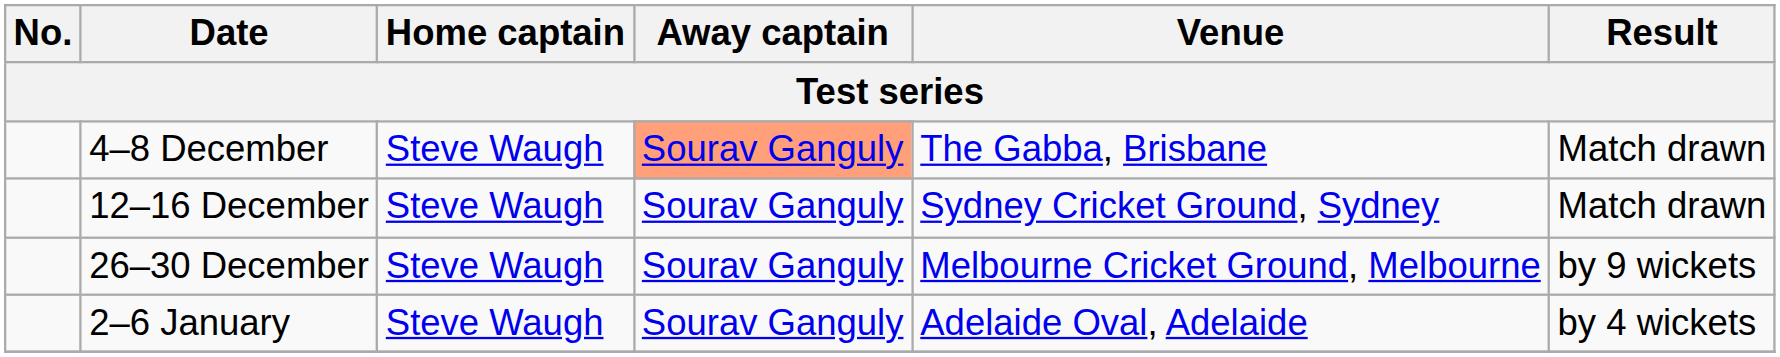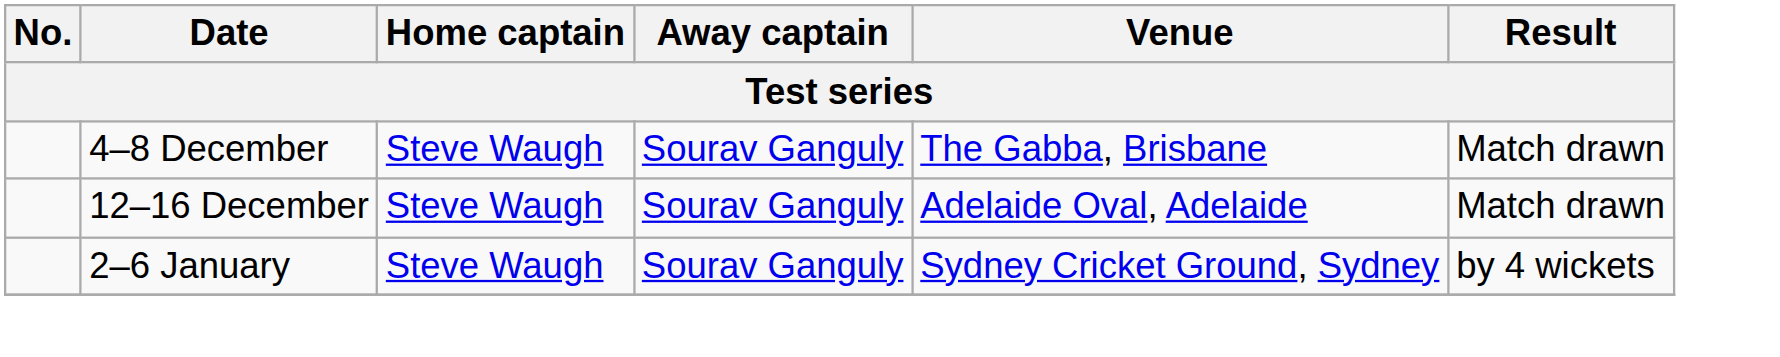(773, 149) lightsalmon background -> (773, 149) no background
(1180, 206) Sydney Cricket Ground, Sydney -> (1114, 206) Adelaide Oval, Adelaide
- row: (229, 264)
(1114, 322) Adelaide Oval, Adelaide -> (1180, 264) Sydney Cricket Ground, Sydney
